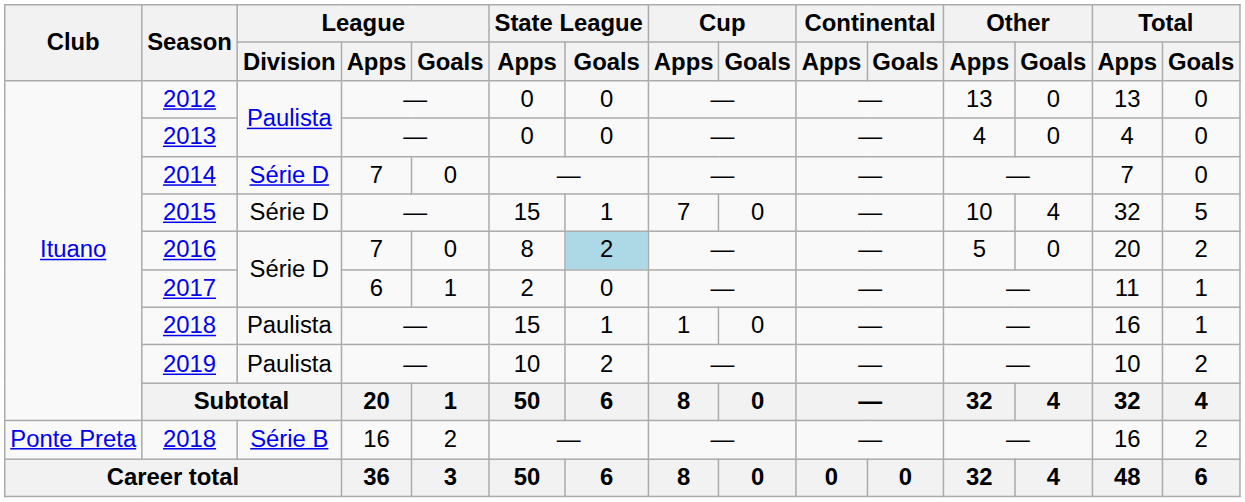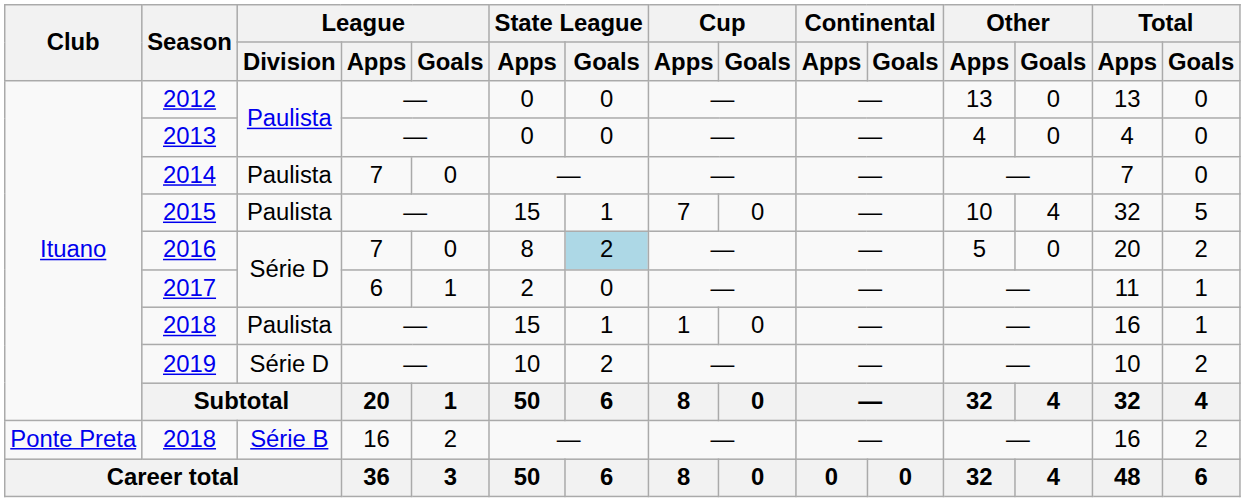(289, 174) Série D -> (289, 174) Paulista
(289, 212) Série D -> (289, 212) Paulista
(289, 363) Paulista -> (289, 363) Série D
